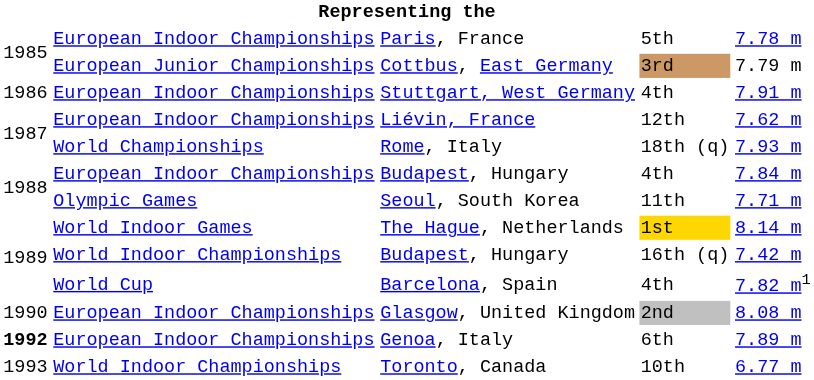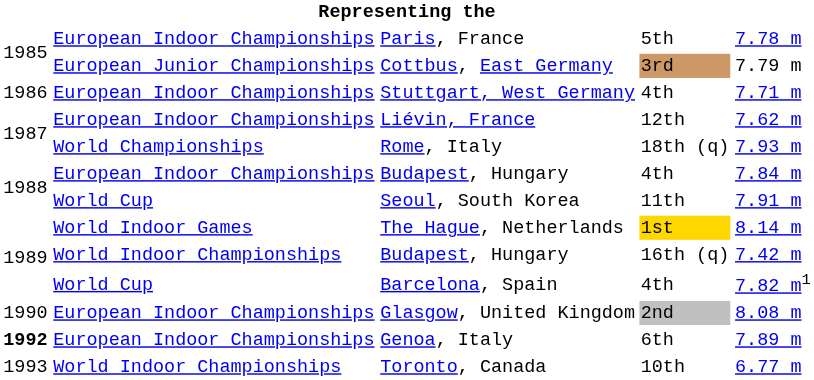(768, 93) 7.91 m -> (768, 93) 7.71 m
(125, 201) Olympic Games -> (103, 201) World Cup
(768, 201) 7.71 m -> (768, 201) 7.91 m
